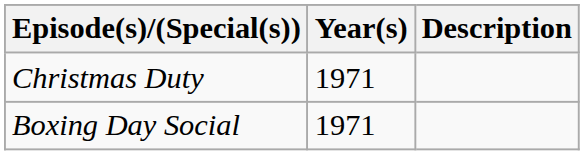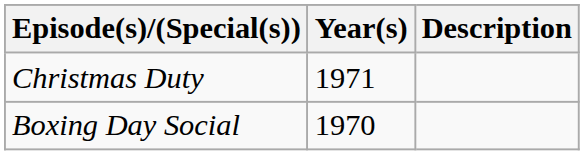(345, 125) 1971 -> (345, 125) 1970
